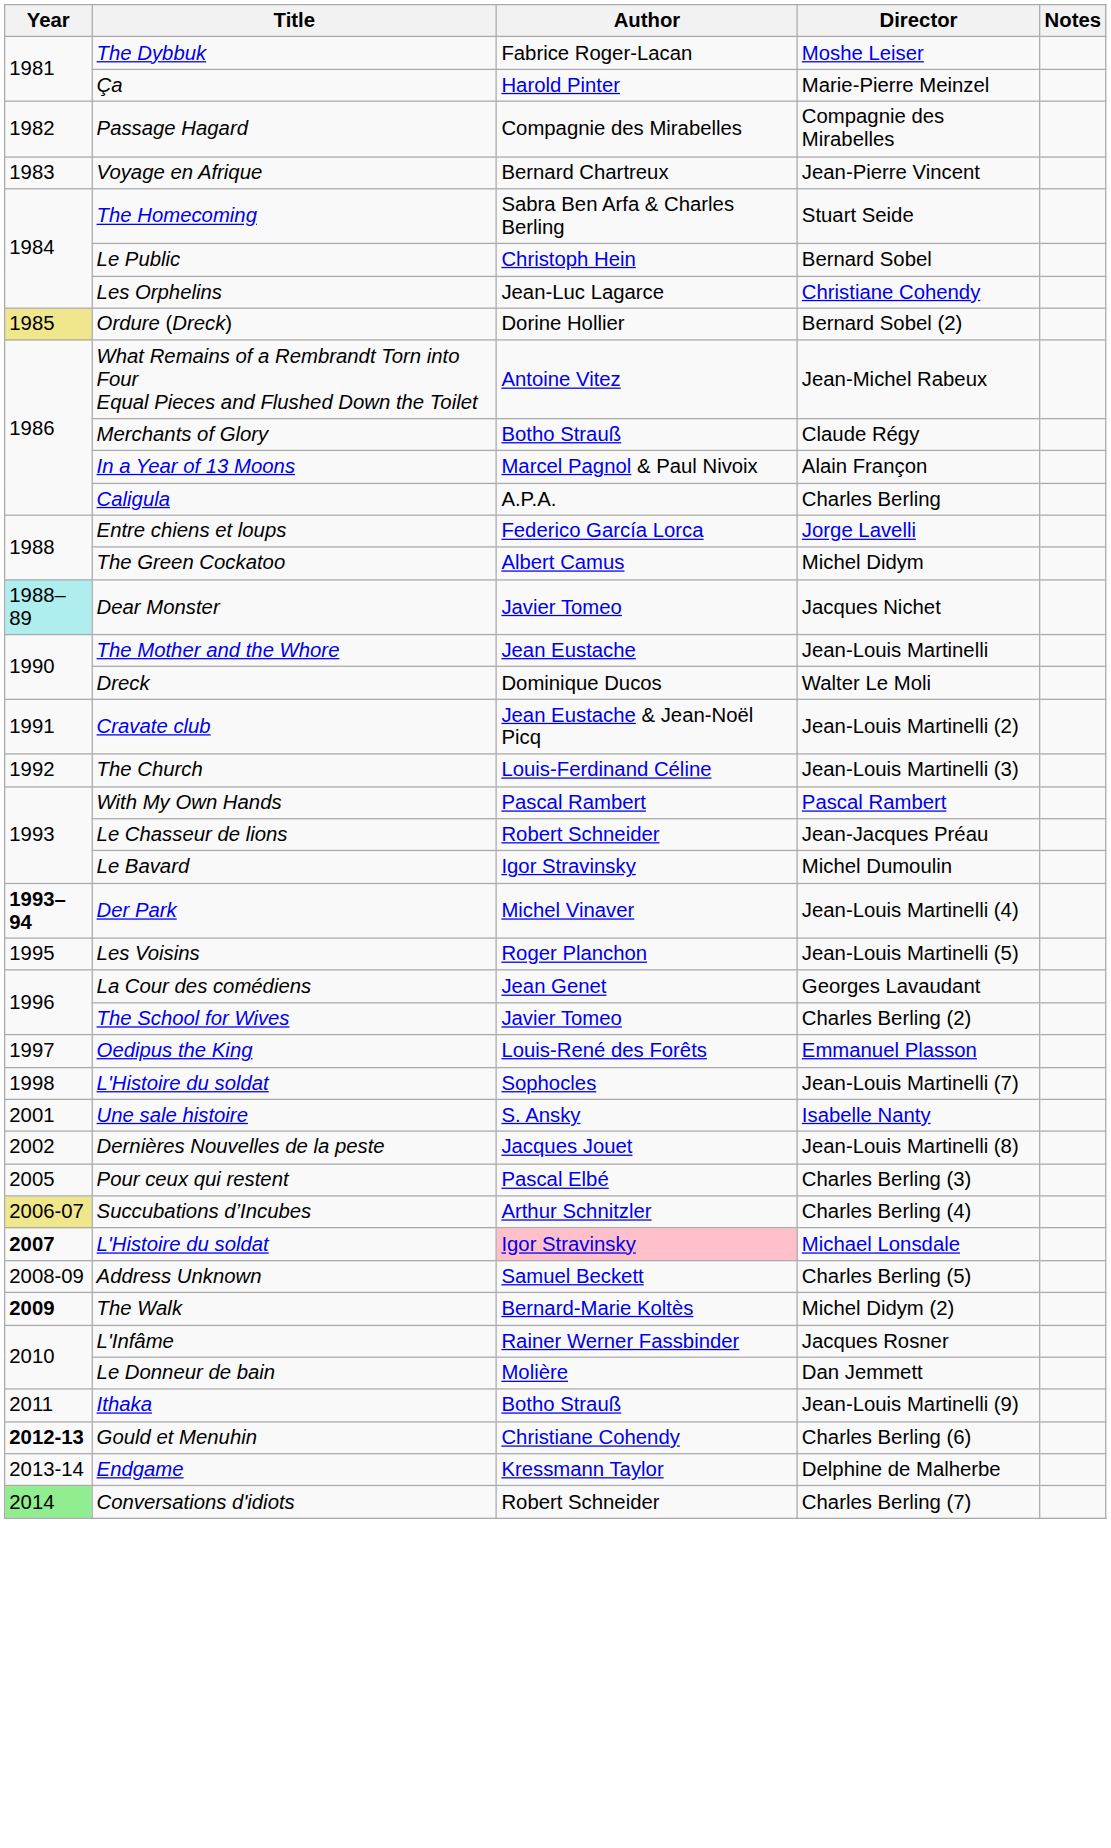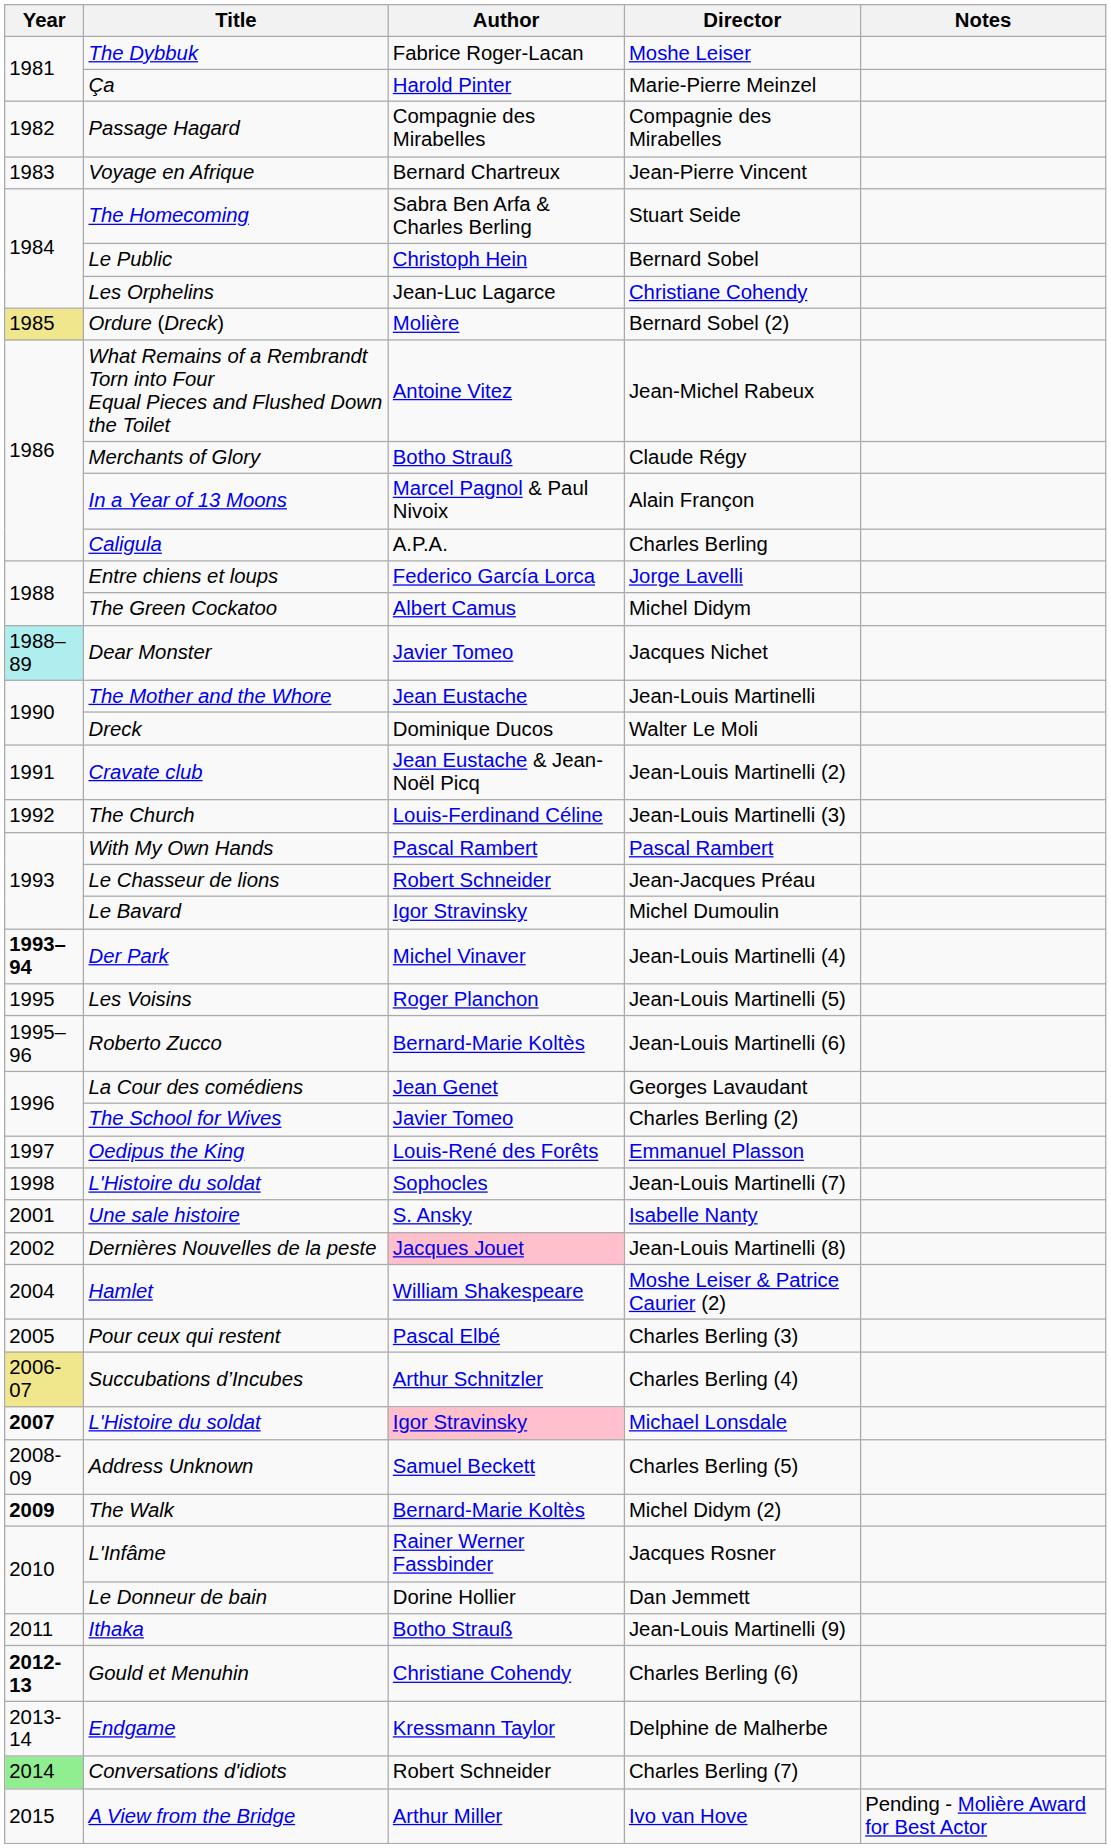(563, 324) Dorine Hollier -> (426, 324) Molière
+ row: (737, 1043)
(567, 1147) no background -> (458, 1248) pink background
+ row: (734, 1291)
(535, 1373) Molière -> (454, 1597) Dorine Hollier
+ row: (688, 1815)
